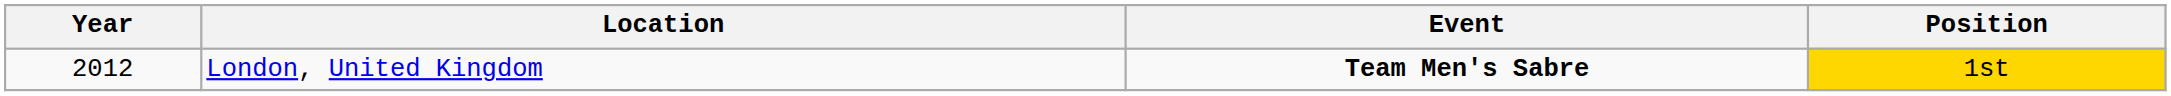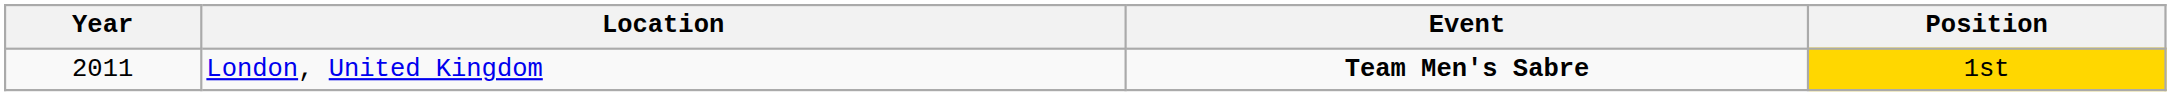(103, 69) 2012 -> (103, 69) 2011
